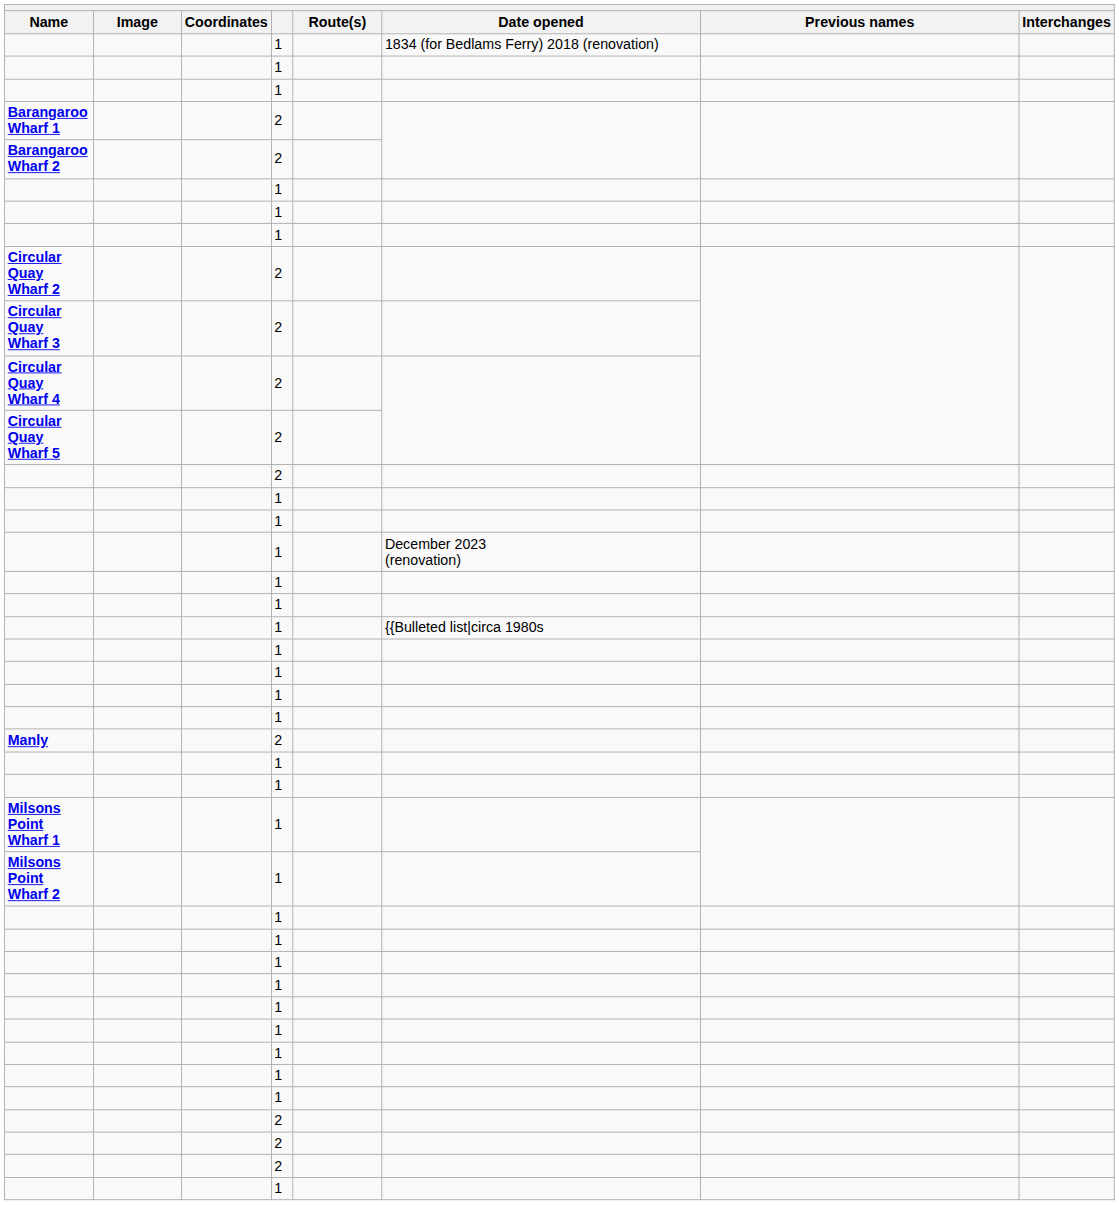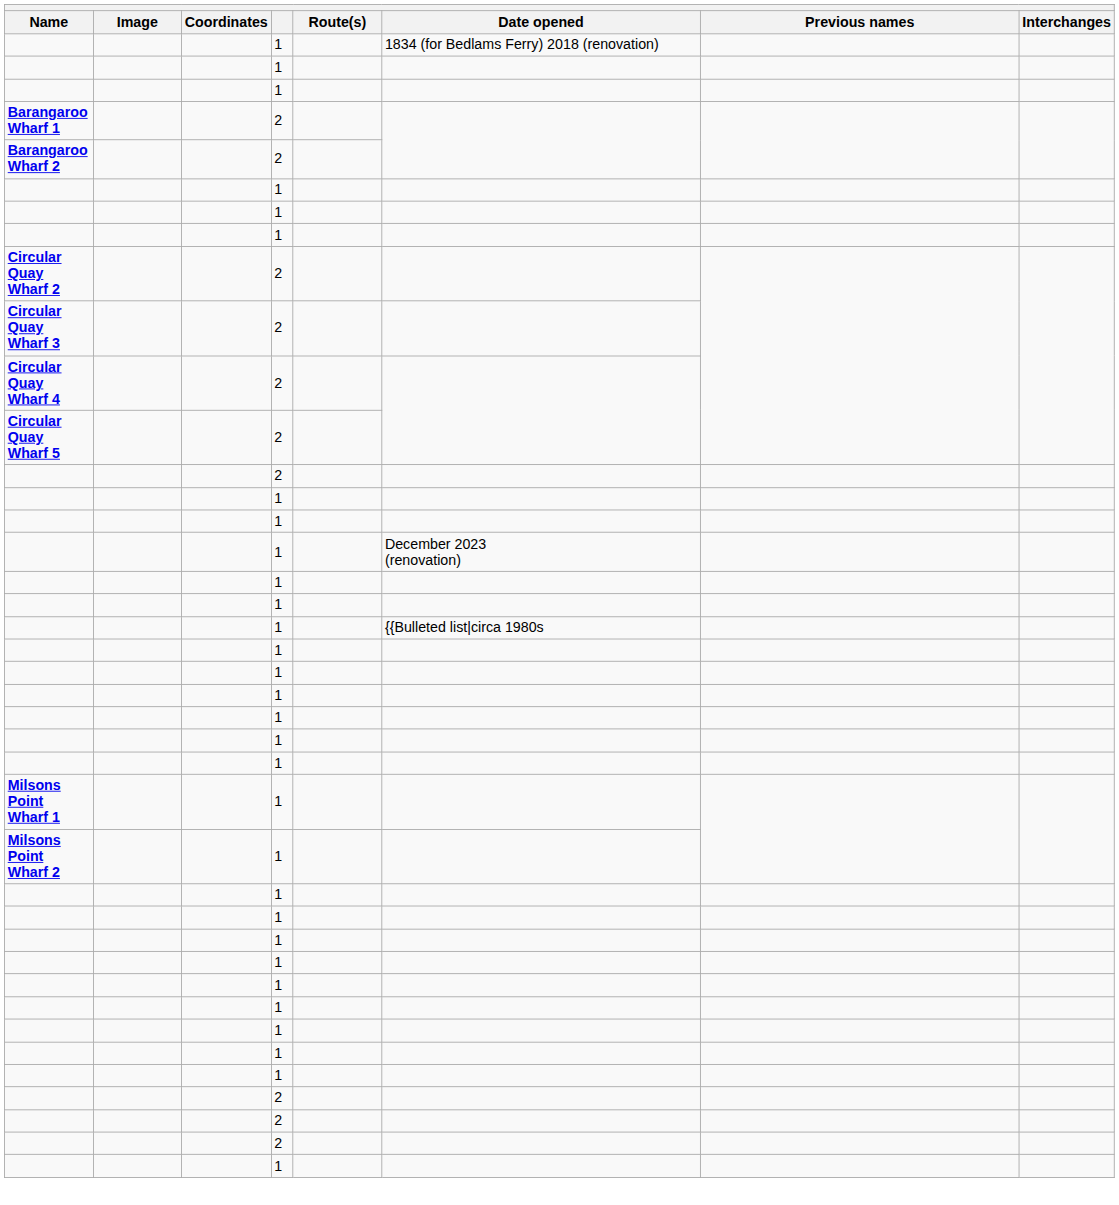- row: (28, 740)
